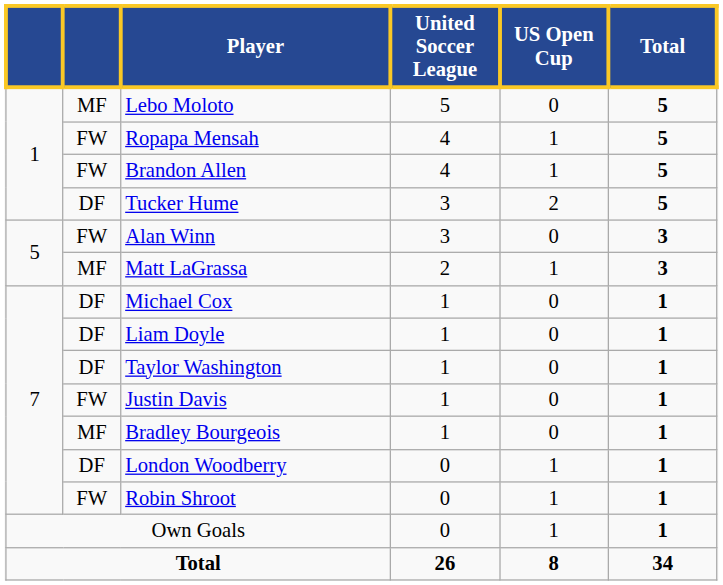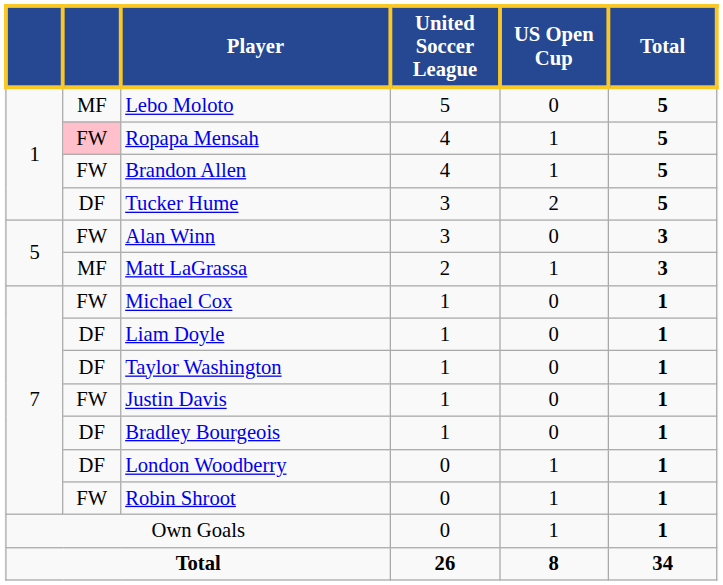(92, 137) no background -> (92, 137) pink background
(92, 301) DF -> (92, 301) FW
(92, 432) MF -> (92, 432) DF
